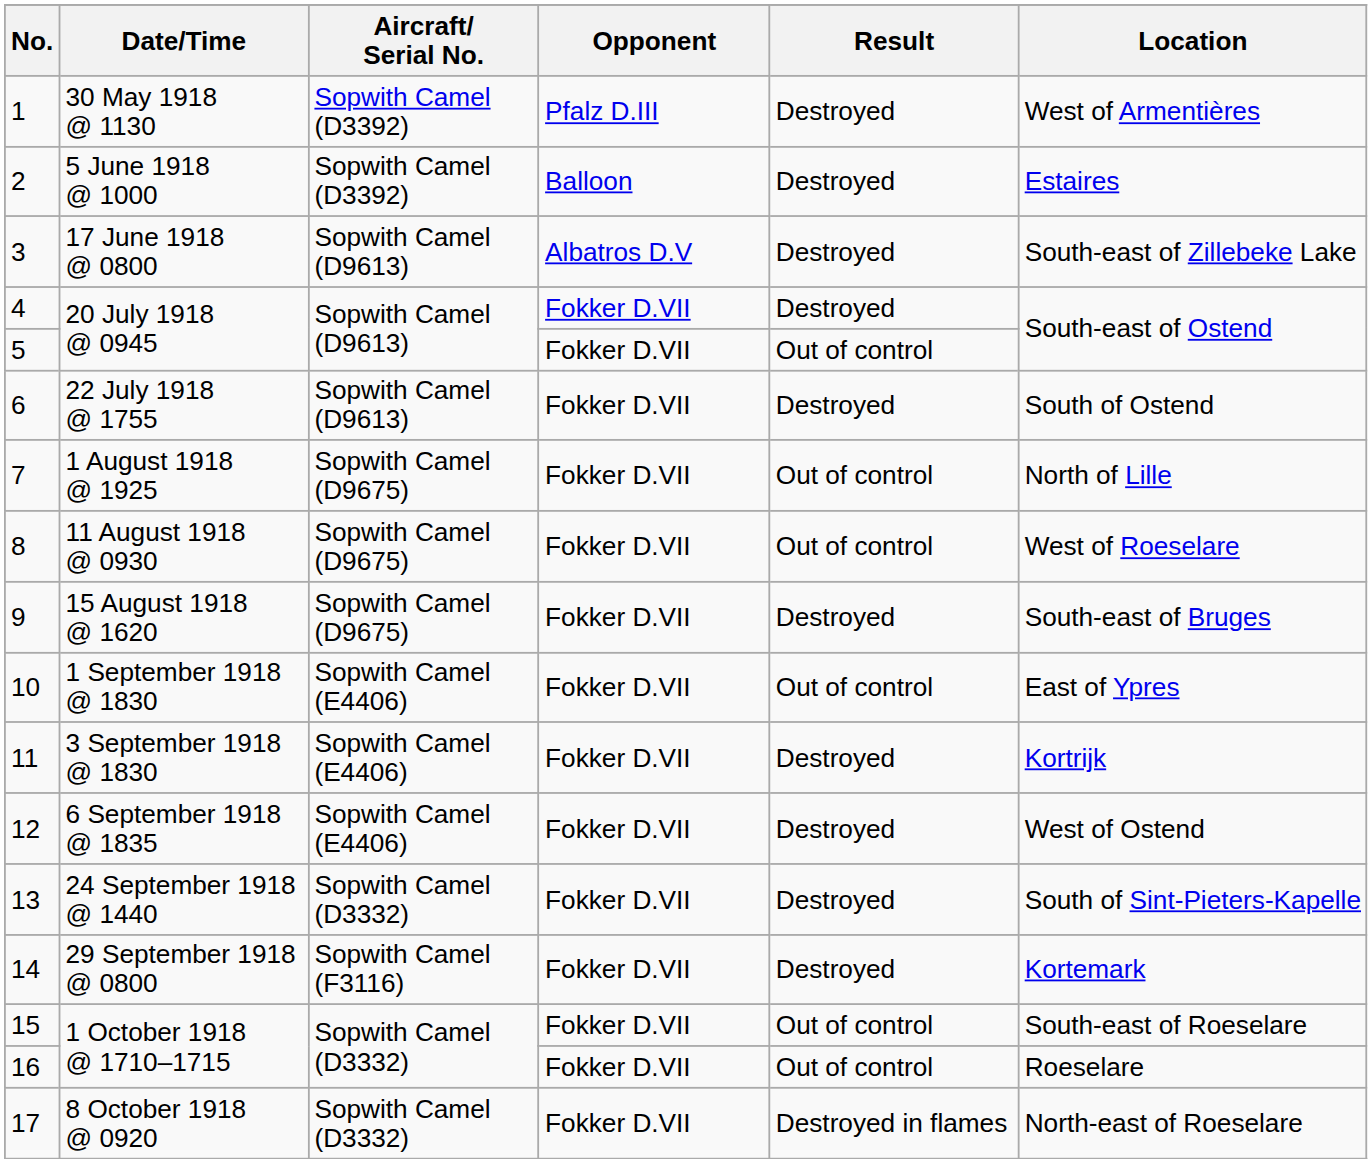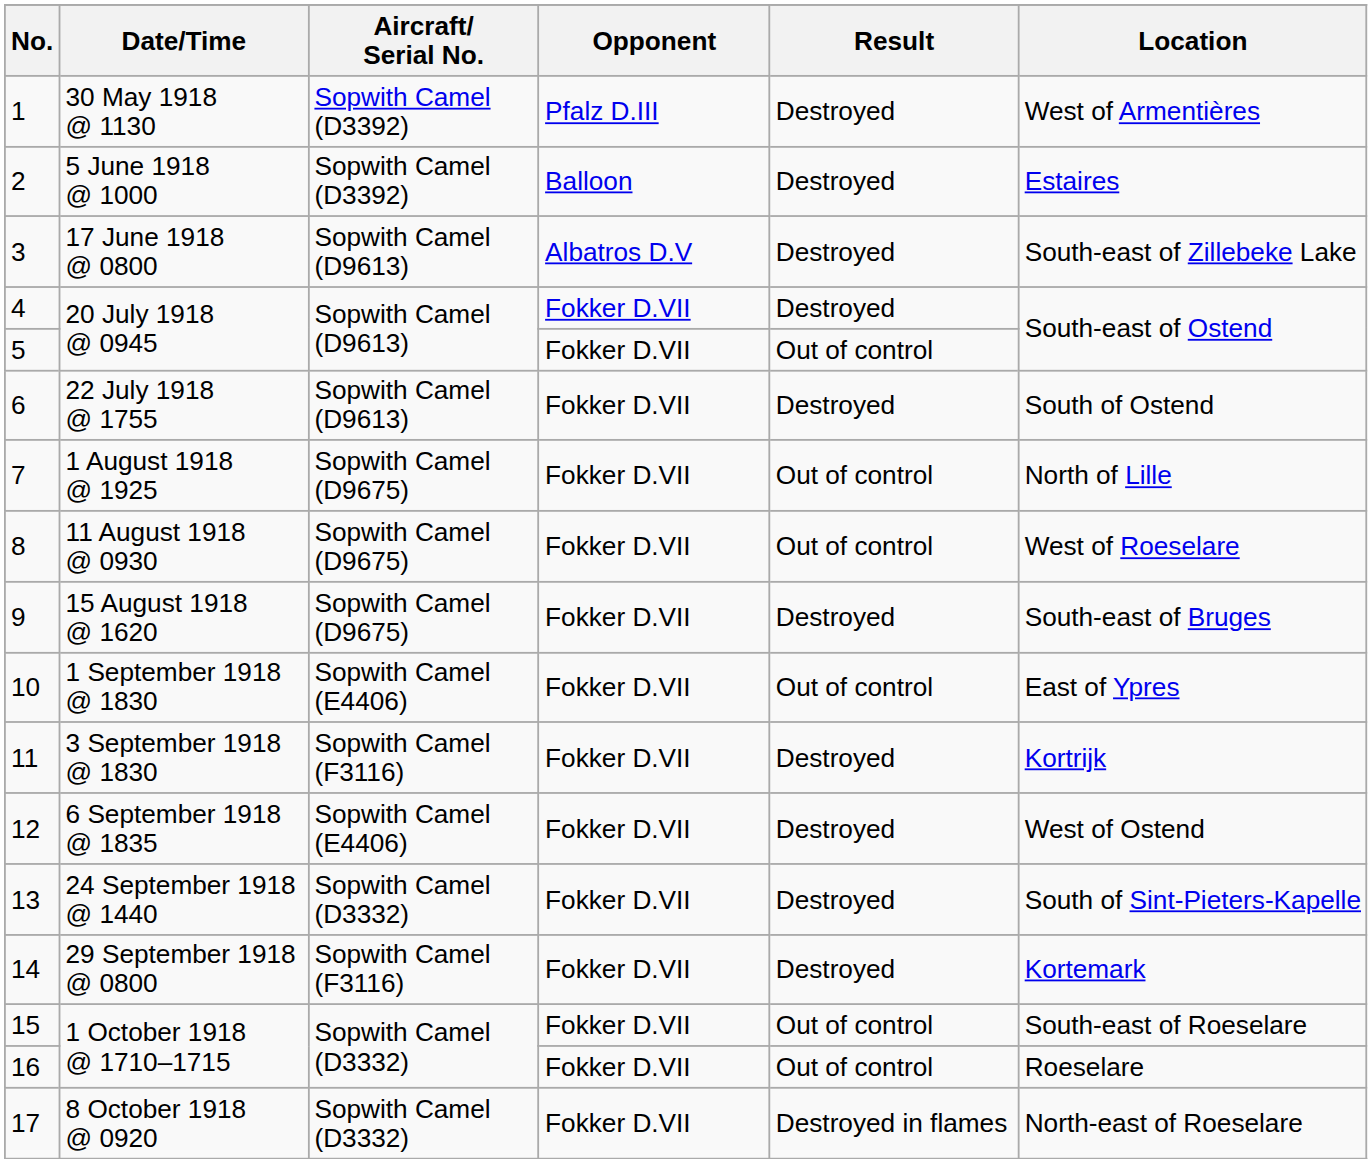(402, 758) Sopwith Camel (E4406) -> (402, 758) Sopwith Camel (F3116)
